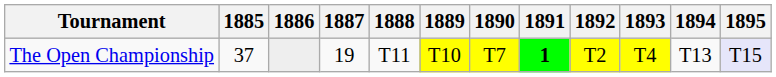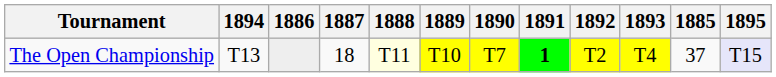columns swapped: (244, 21) <-> (695, 21)
(344, 55) 19 -> (344, 55) 18
(394, 55) no background -> (394, 55) lightyellow background
